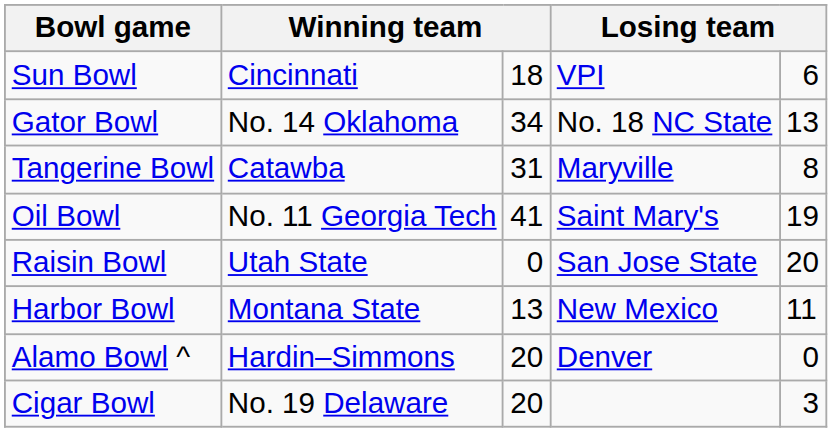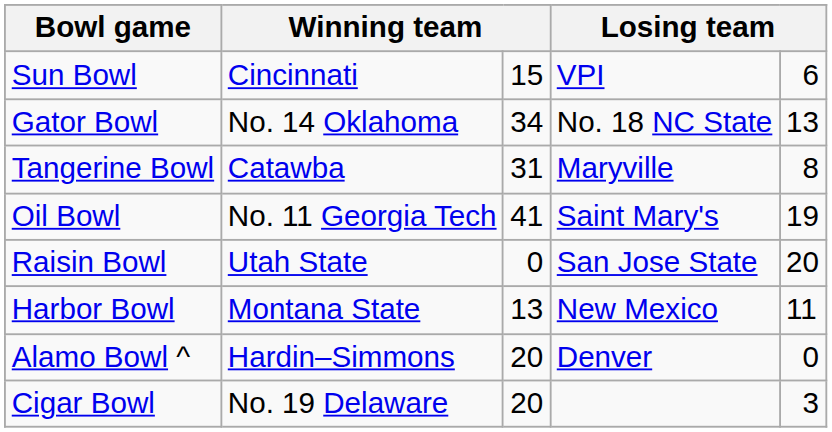(527, 74) 18 -> (527, 74) 15
